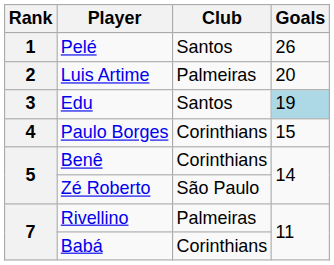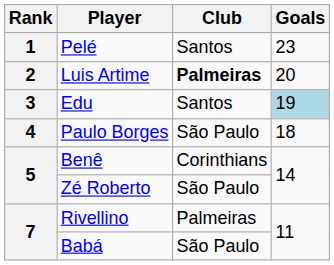(285, 47) 26 -> (285, 47) 23
(216, 75) normal -> (219, 75) bold
(222, 132) Corinthians -> (218, 132) São Paulo
(285, 132) 15 -> (285, 132) 18
(222, 246) Corinthians -> (218, 246) São Paulo
